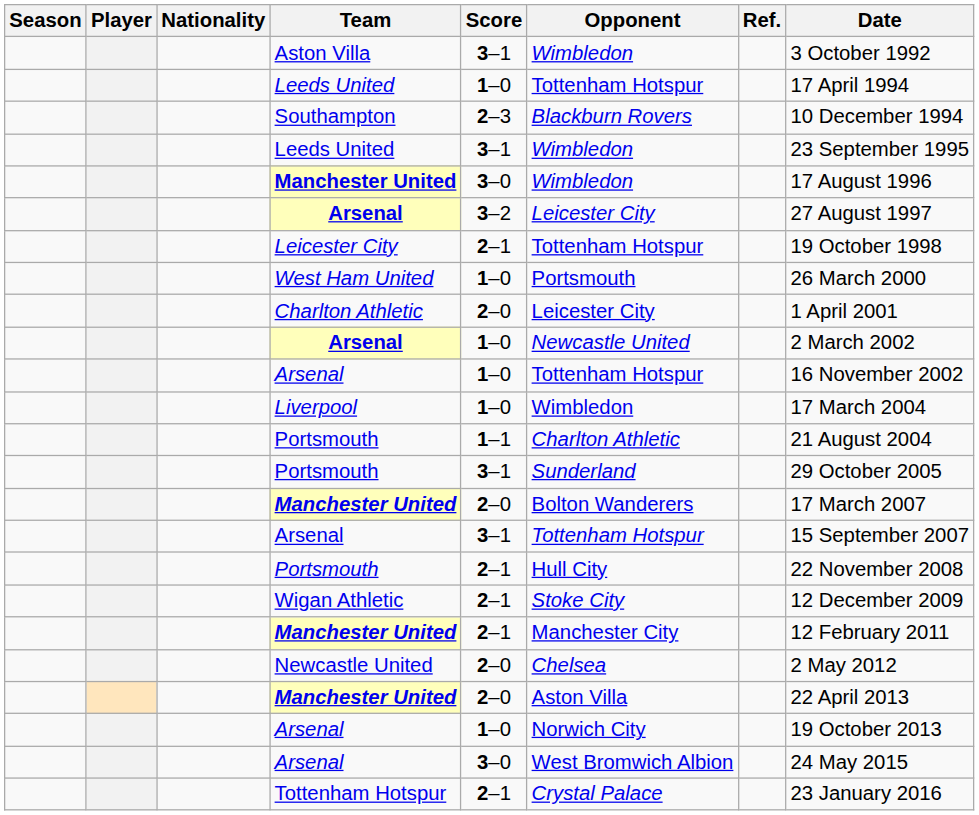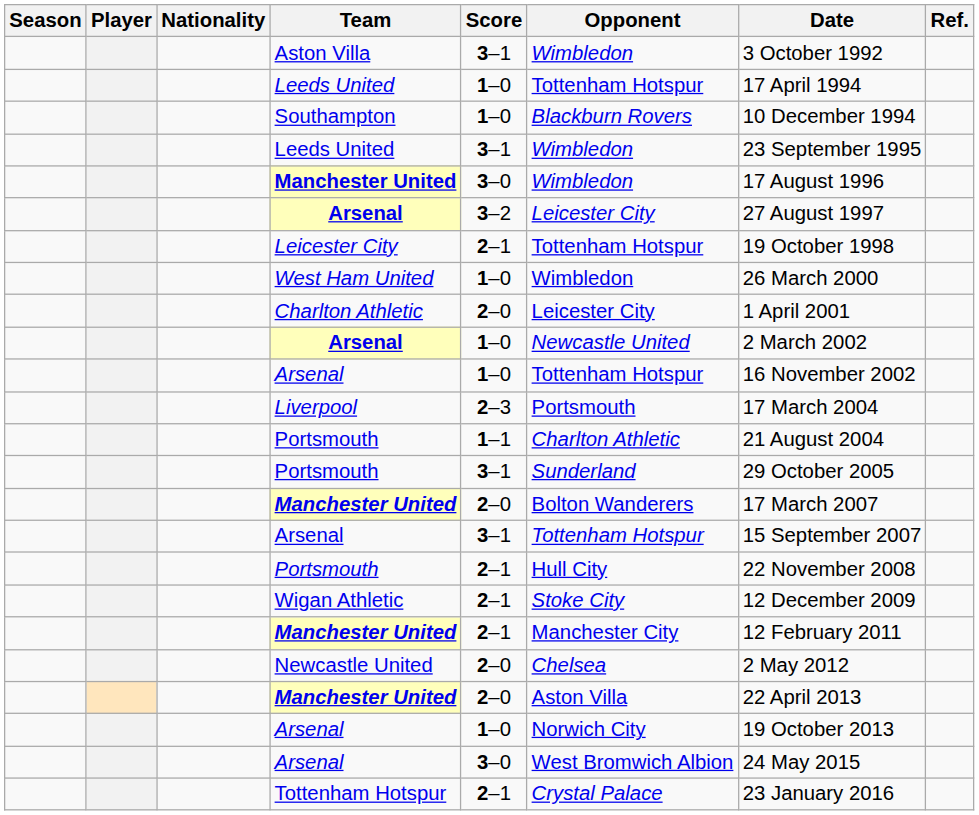columns swapped: (880, 20) <-> (762, 20)
(494, 117) 2–3 -> (494, 117) 1–0
(584, 278) Portsmouth -> (582, 278) Wimbledon
(494, 407) 1–0 -> (494, 407) 2–3
(582, 407) Wimbledon -> (584, 407) Portsmouth
